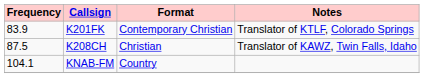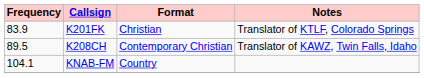(176, 30) Contemporary Christian -> (140, 30) Christian
(17, 47) 87.5 -> (17, 47) 89.5
(140, 47) Christian -> (176, 47) Contemporary Christian
